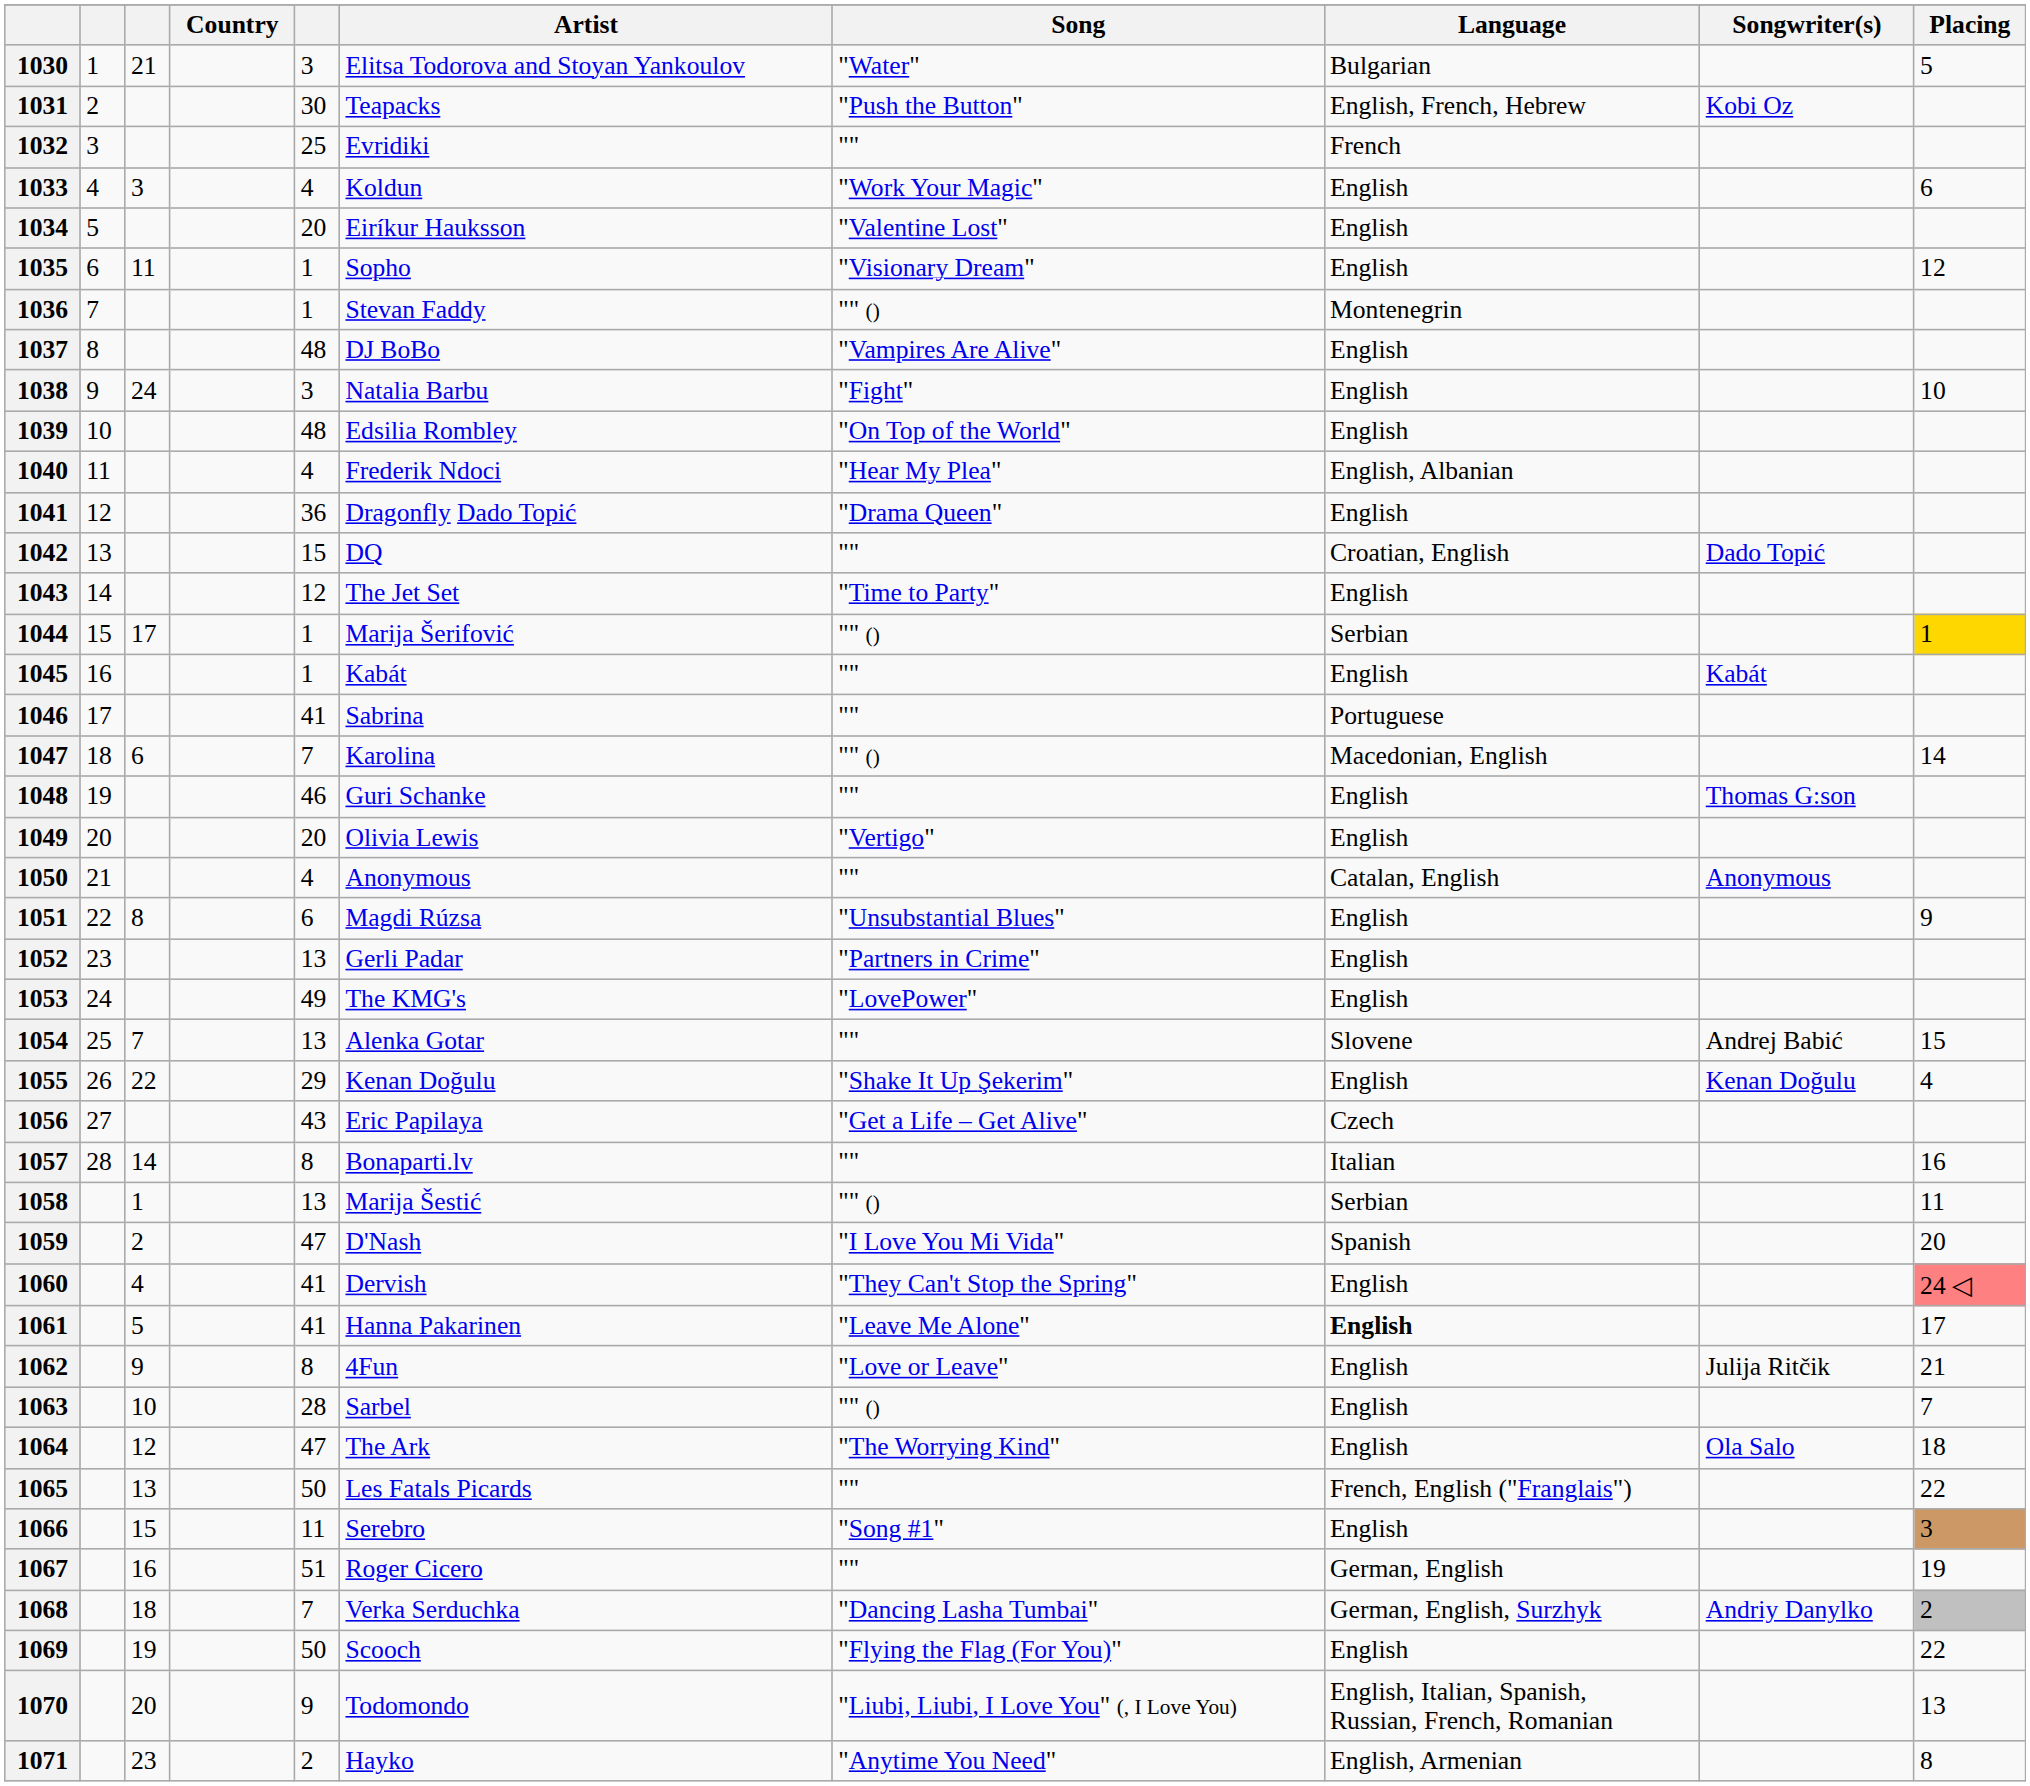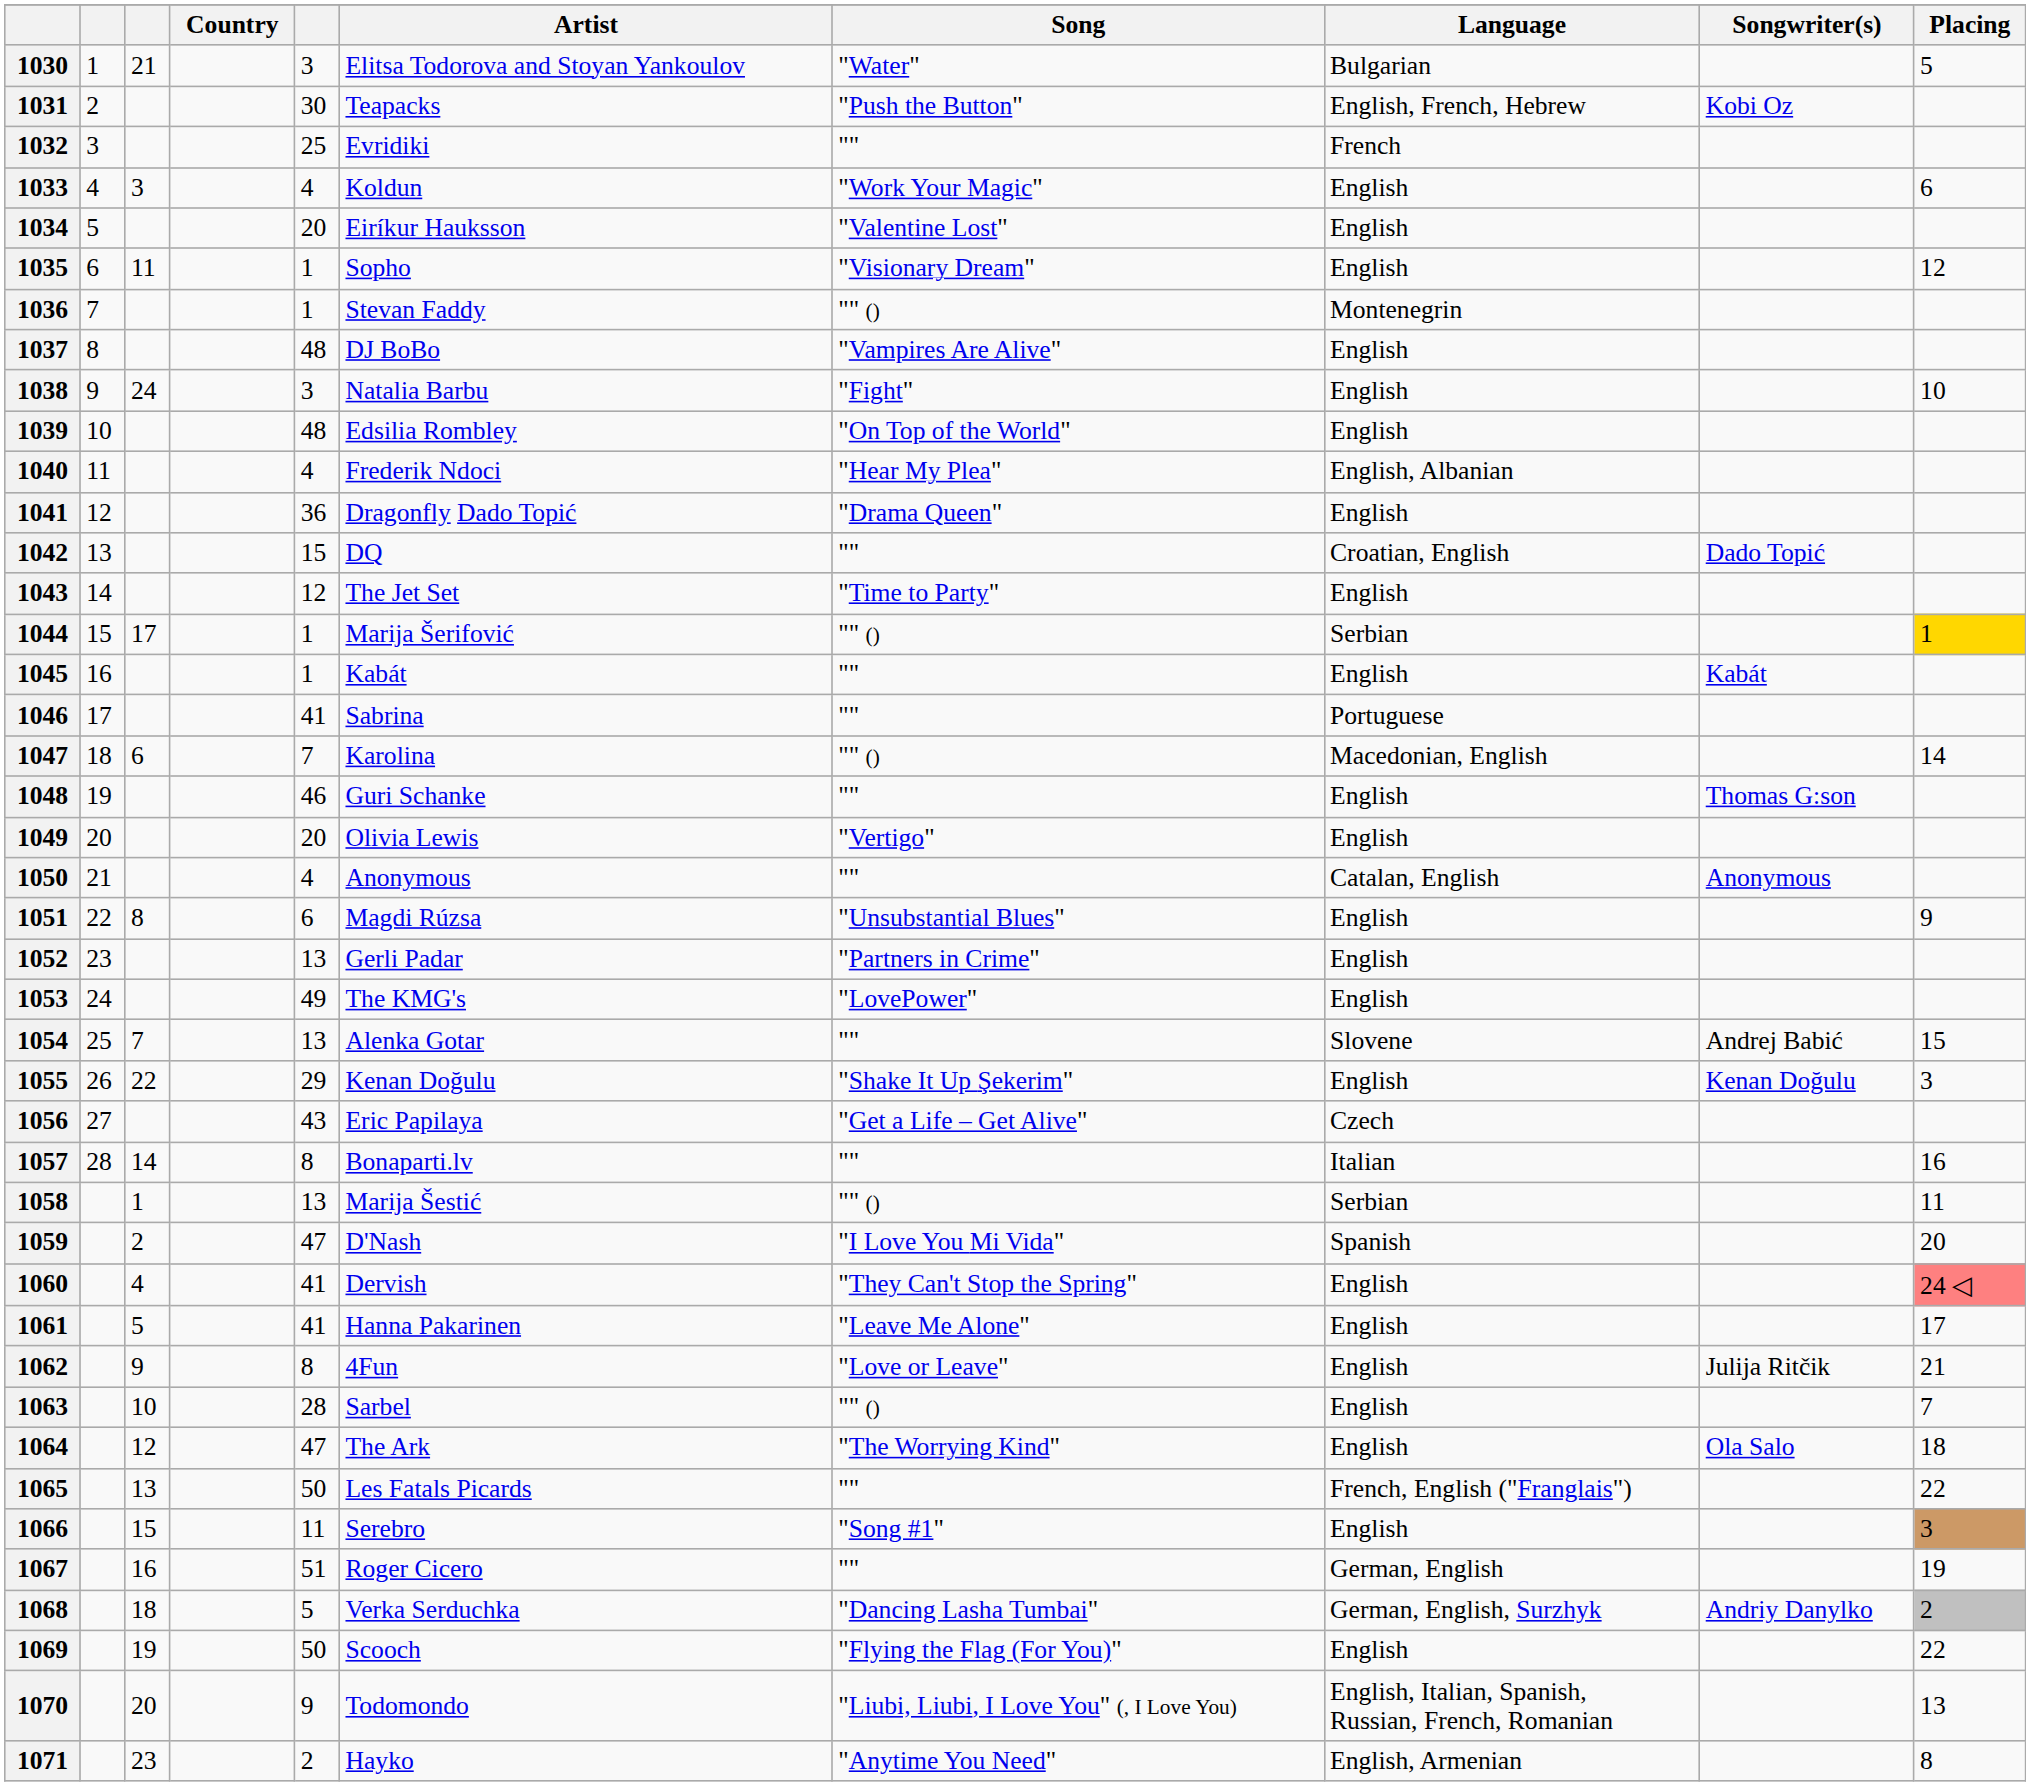(1926, 1080) 4 -> (1926, 1080) 3
(1371, 1325) bold -> (1369, 1325) normal
(307, 1609) 7 -> (307, 1609) 5
